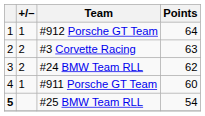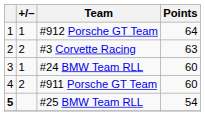(22, 67) 2 -> (22, 67) 1
(191, 67) 62 -> (191, 67) 60
(22, 85) 1 -> (22, 85) 2
